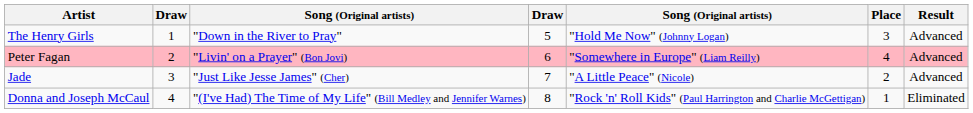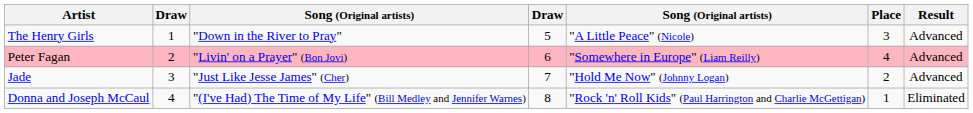(649, 35) "Hold Me Now" (Johnny Logan) -> (632, 35) "A Little Peace" (Nicole)
(632, 77) "A Little Peace" (Nicole) -> (649, 77) "Hold Me Now" (Johnny Logan)
